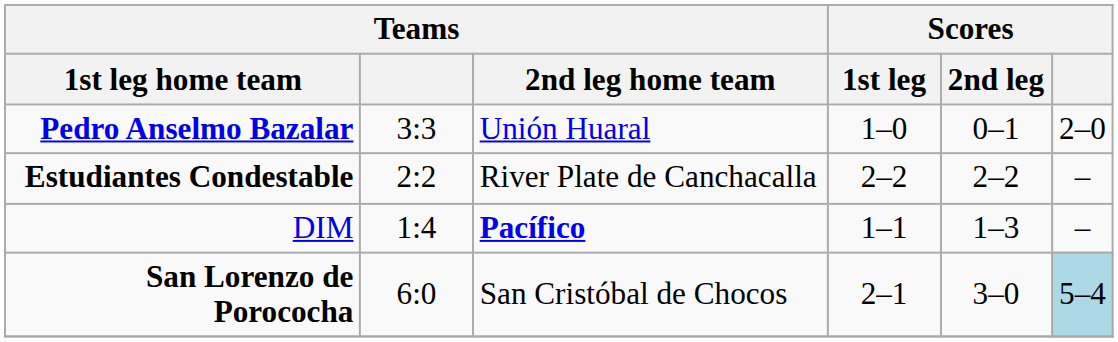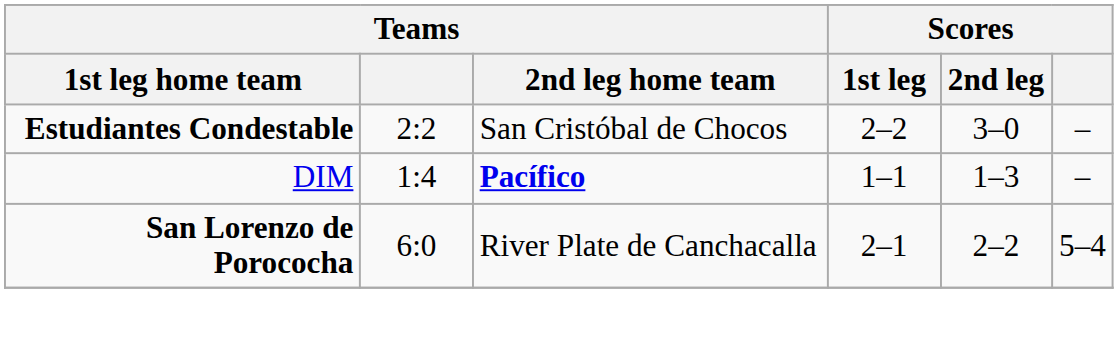- row: (197, 128)
(648, 177) River Plate de Canchacalla -> (633, 128) San Cristóbal de Chocos
(996, 177) 2–2 -> (996, 128) 3–0
(633, 294) San Cristóbal de Chocos -> (648, 244) River Plate de Canchacalla
(996, 294) 3–0 -> (996, 244) 2–2
(1082, 294) lightblue background -> (1082, 244) no background
